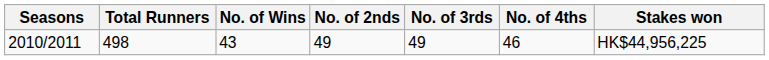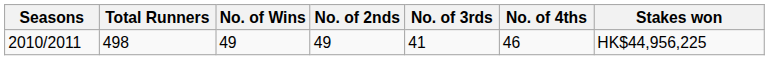(228, 42) 43 -> (228, 42) 49
(417, 42) 49 -> (417, 42) 41
